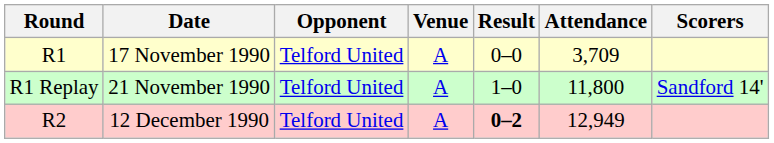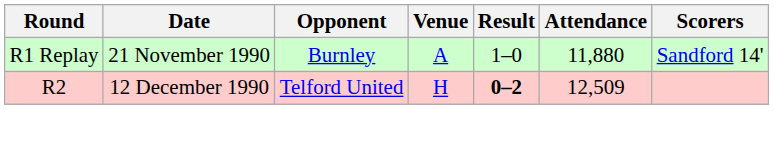- row: (189, 54)
(342, 87) Telford United -> (342, 54) Burnley
(596, 87) 11,800 -> (596, 54) 11,880
(441, 120) A -> (441, 87) H
(596, 120) 12,949 -> (596, 87) 12,509
